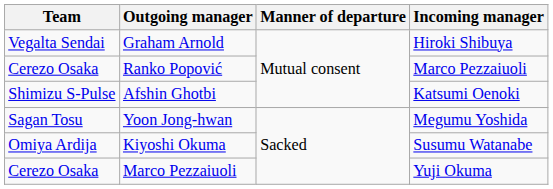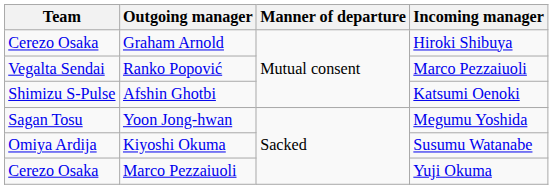(56, 42) Vegalta Sendai -> (53, 42) Cerezo Osaka
(53, 68) Cerezo Osaka -> (56, 68) Vegalta Sendai
